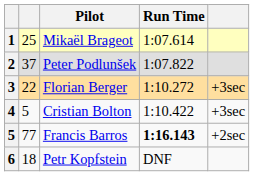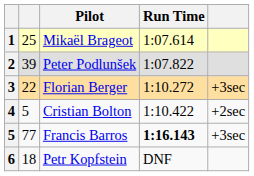(29, 64) 37 -> (29, 64) 39
(228, 111) +3sec -> (228, 111) +2sec
(228, 135) +2sec -> (228, 135) +3sec
